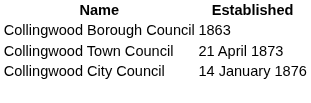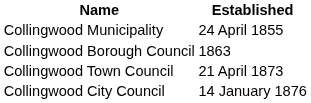+ row: (83, 30)
